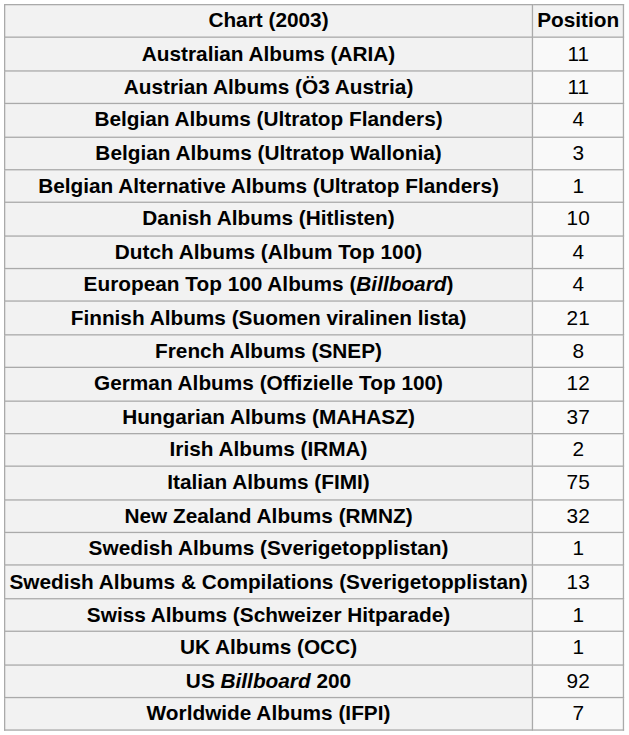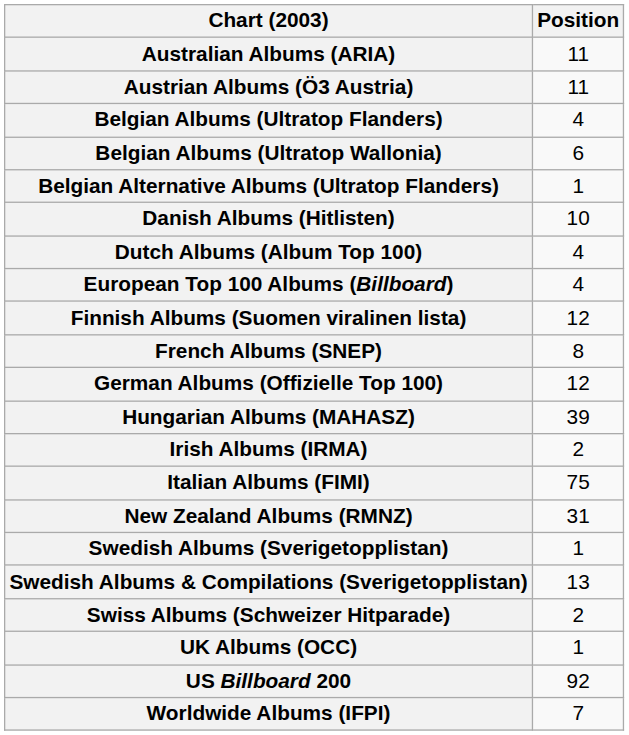(578, 152) 3 -> (578, 152) 6
(578, 317) 21 -> (578, 317) 12
(578, 416) 37 -> (578, 416) 39
(578, 515) 32 -> (578, 515) 31
(578, 614) 1 -> (578, 614) 2
